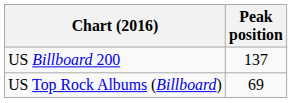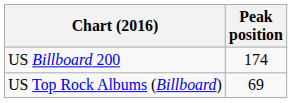(256, 60) 137 -> (256, 60) 174
